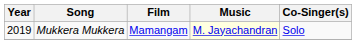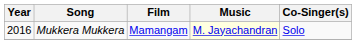(19, 30) 2019 -> (19, 30) 2016
